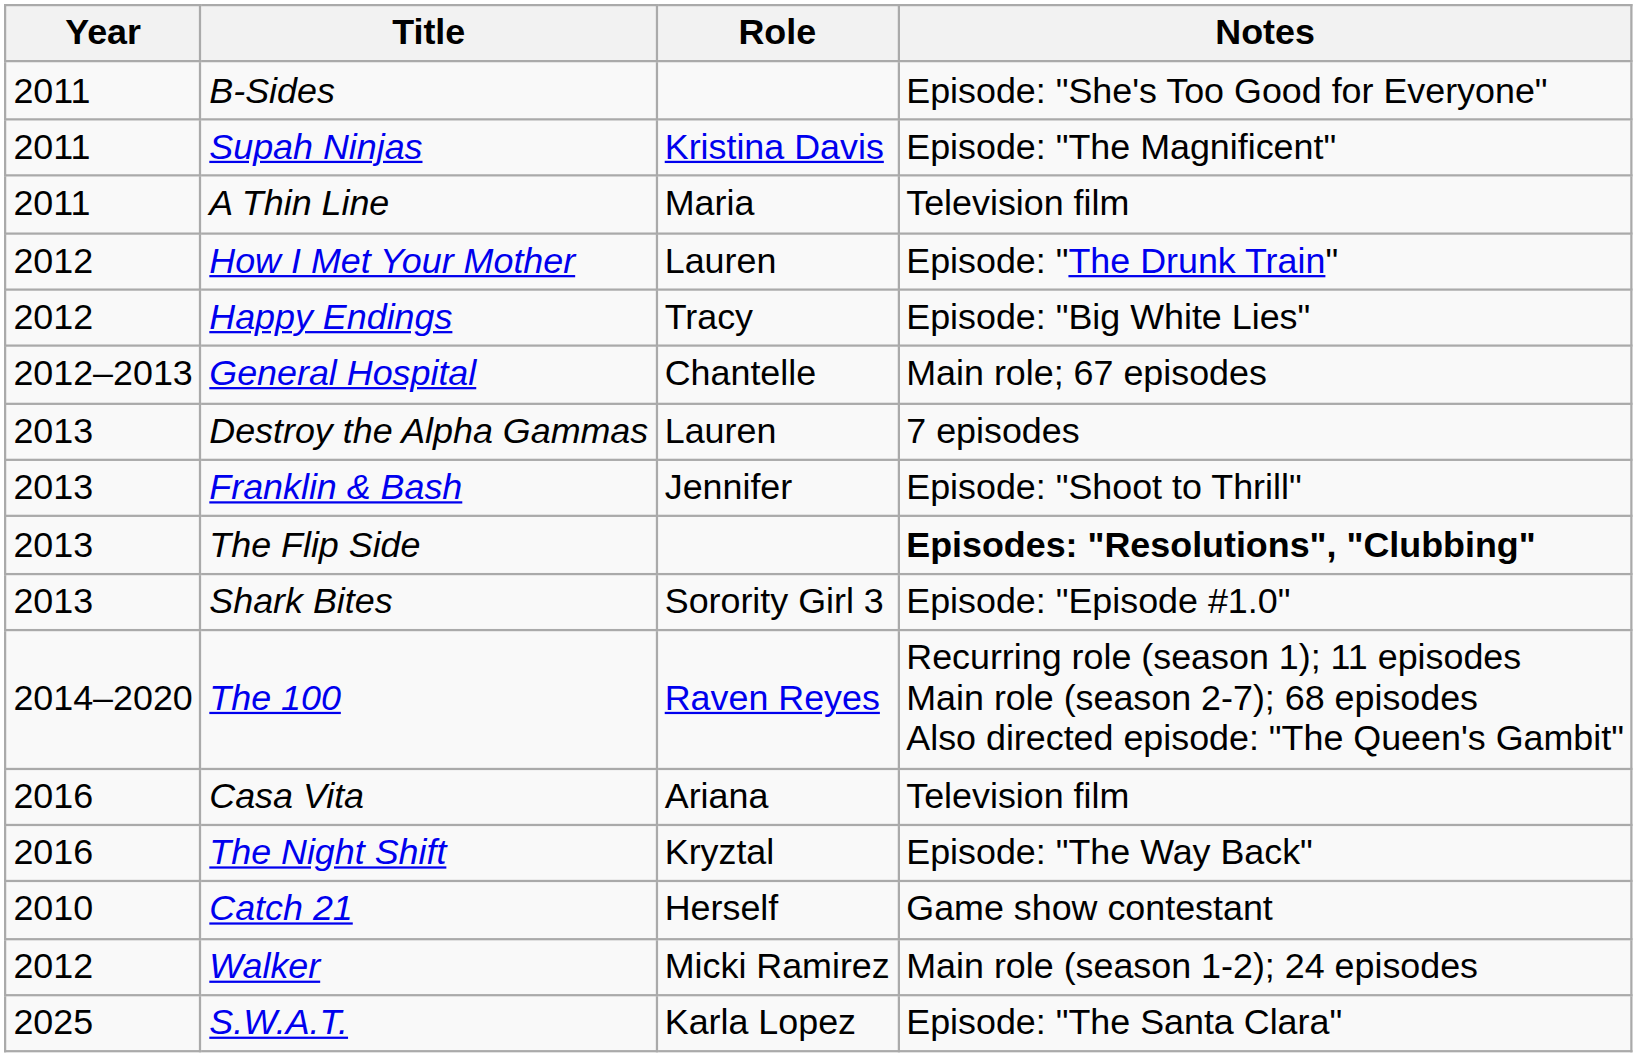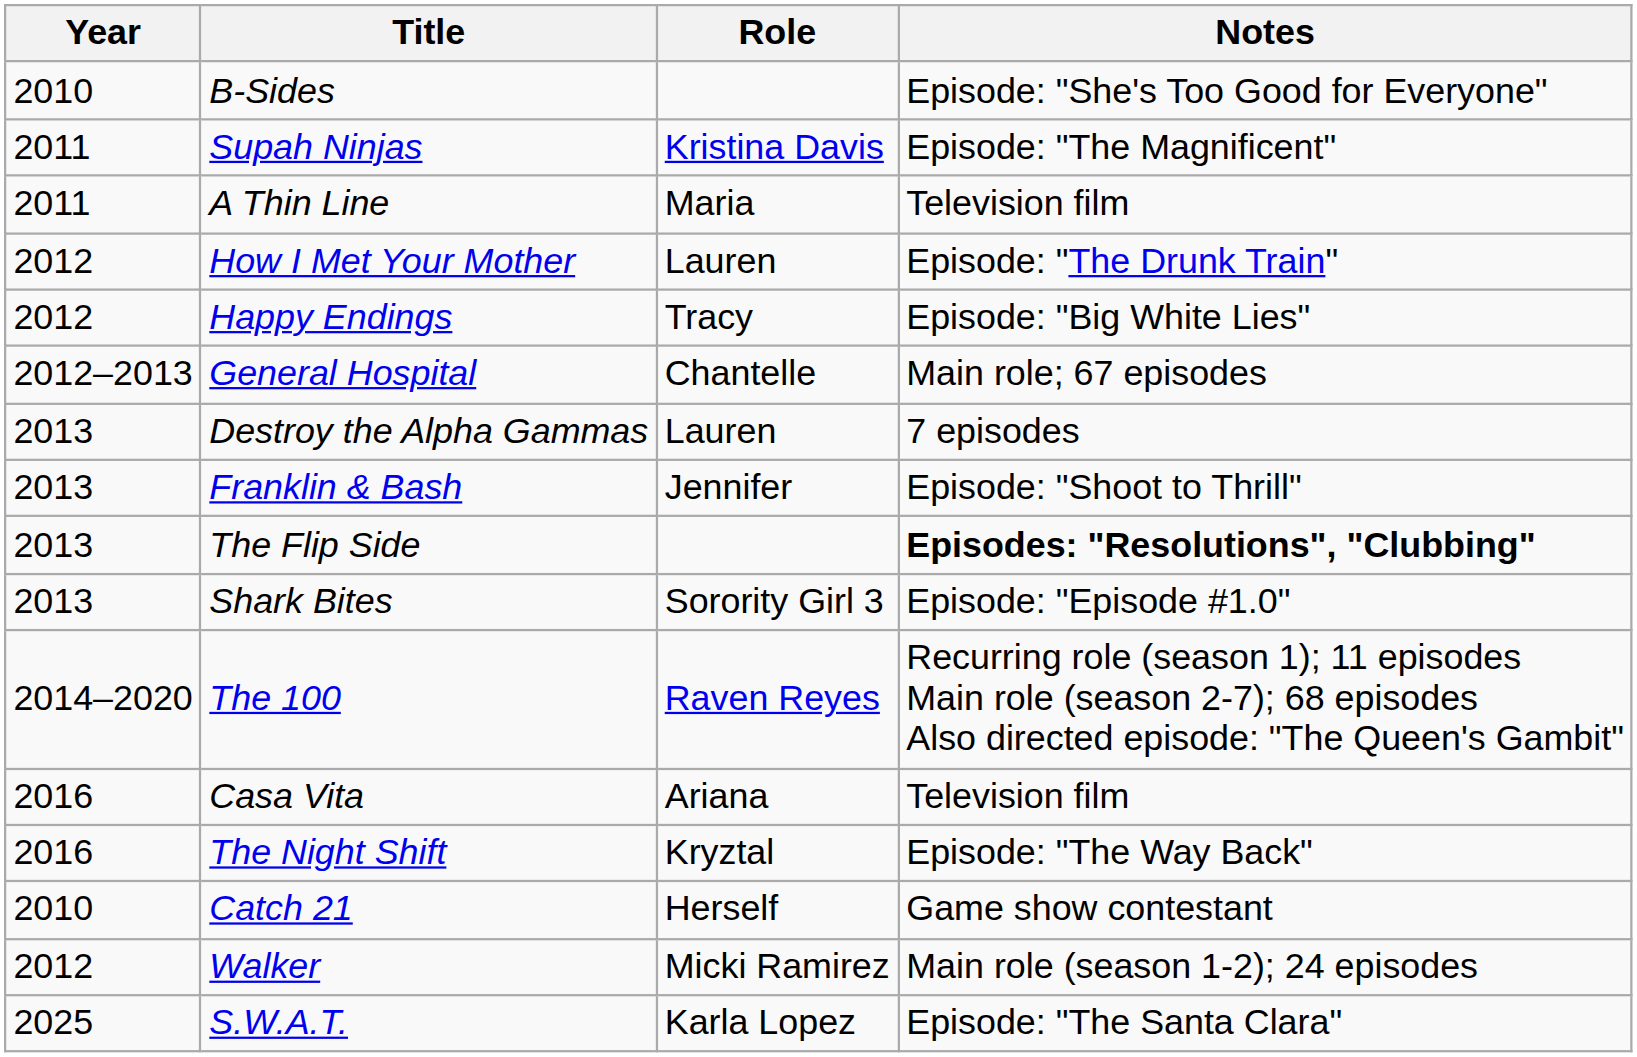(52, 89) 2011 -> (53, 89) 2010
